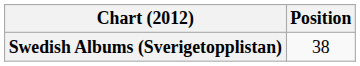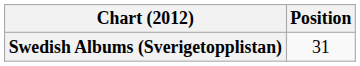(321, 46) 38 -> (321, 46) 31
